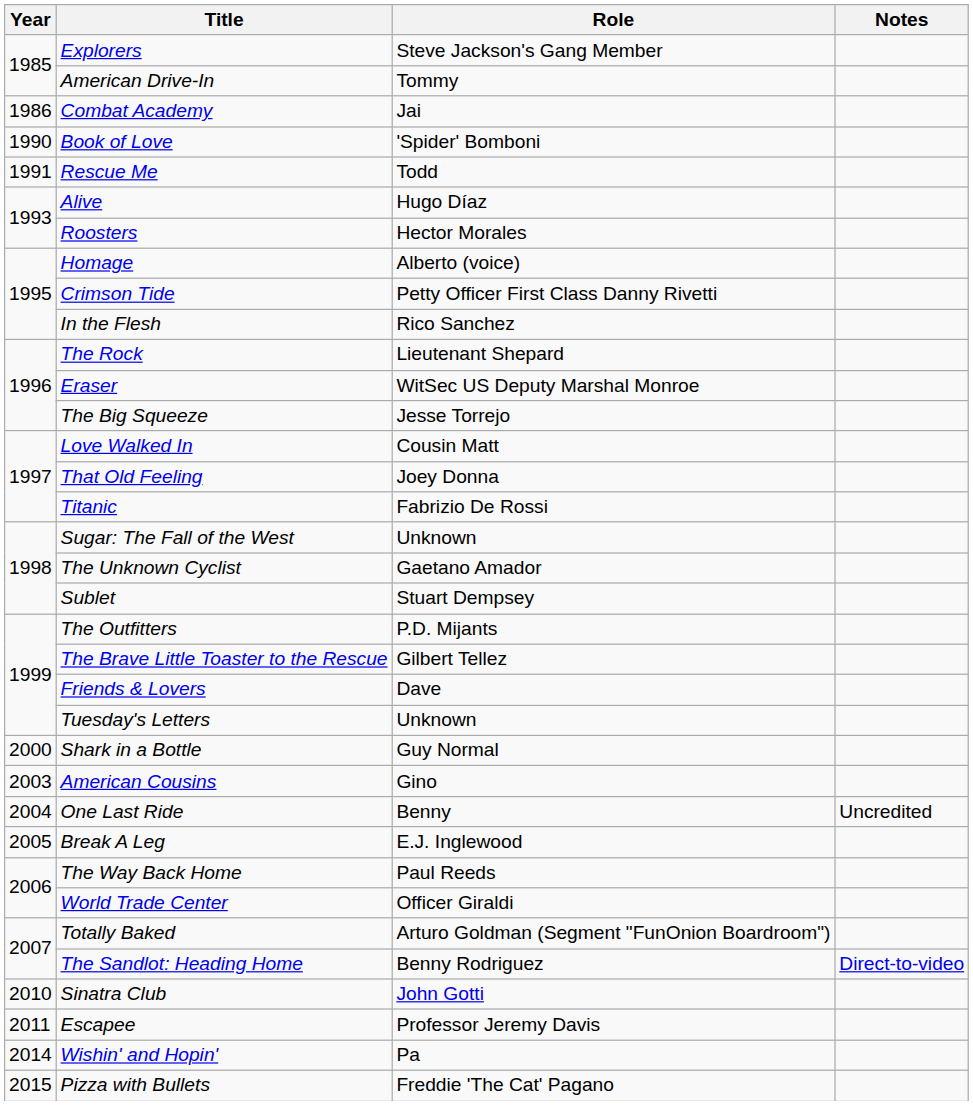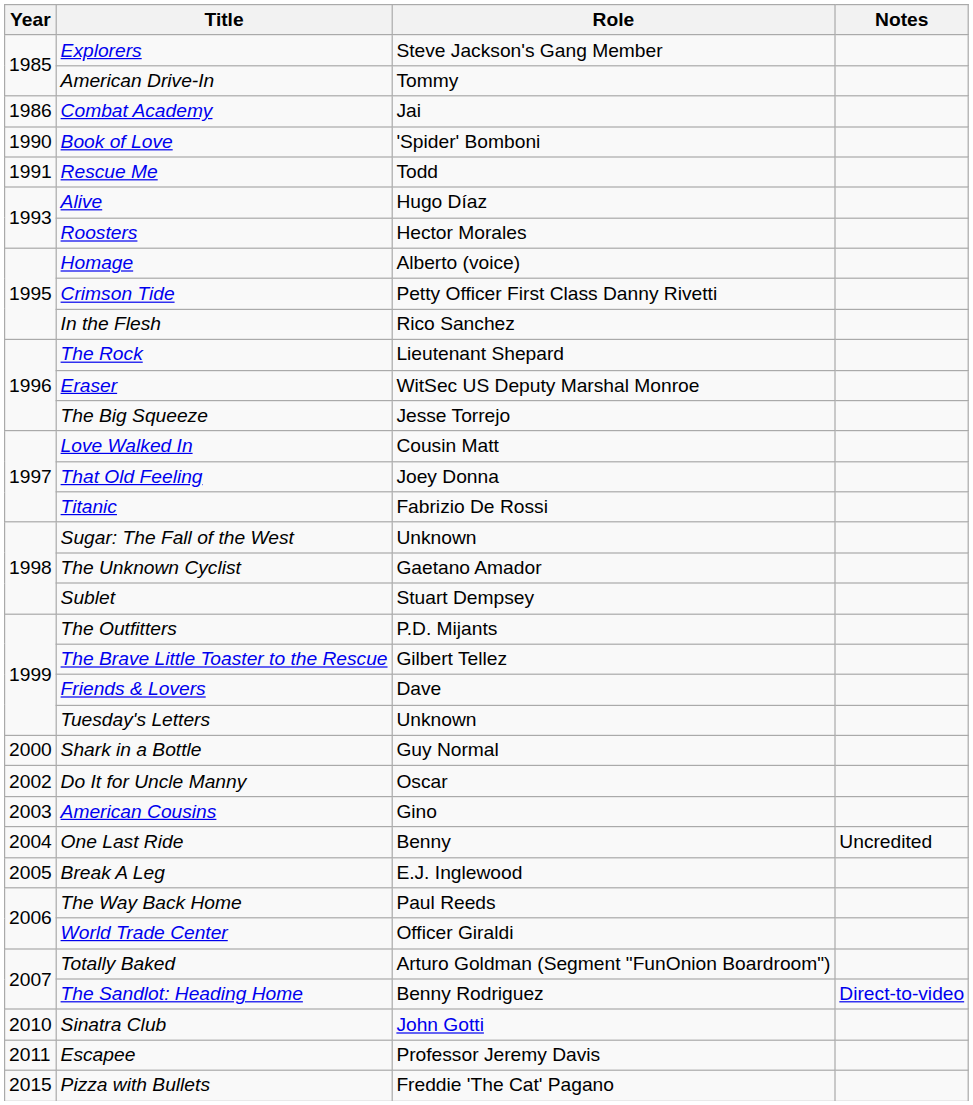+ row: (153, 780)
- row: (139, 1055)
